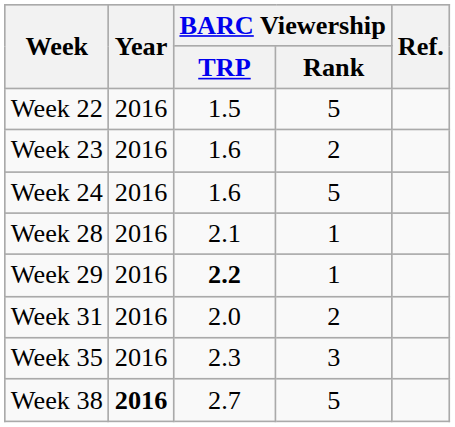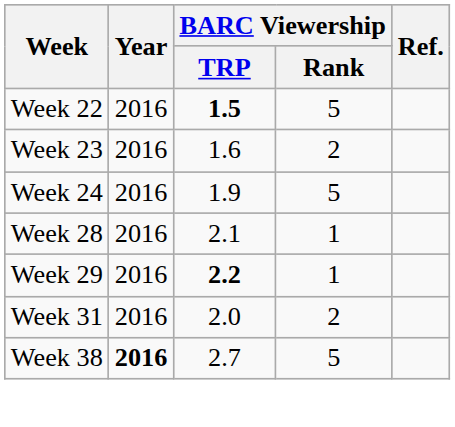(224, 108) normal -> (224, 108) bold
(224, 191) 1.6 -> (224, 191) 1.9
- row: (57, 358)
